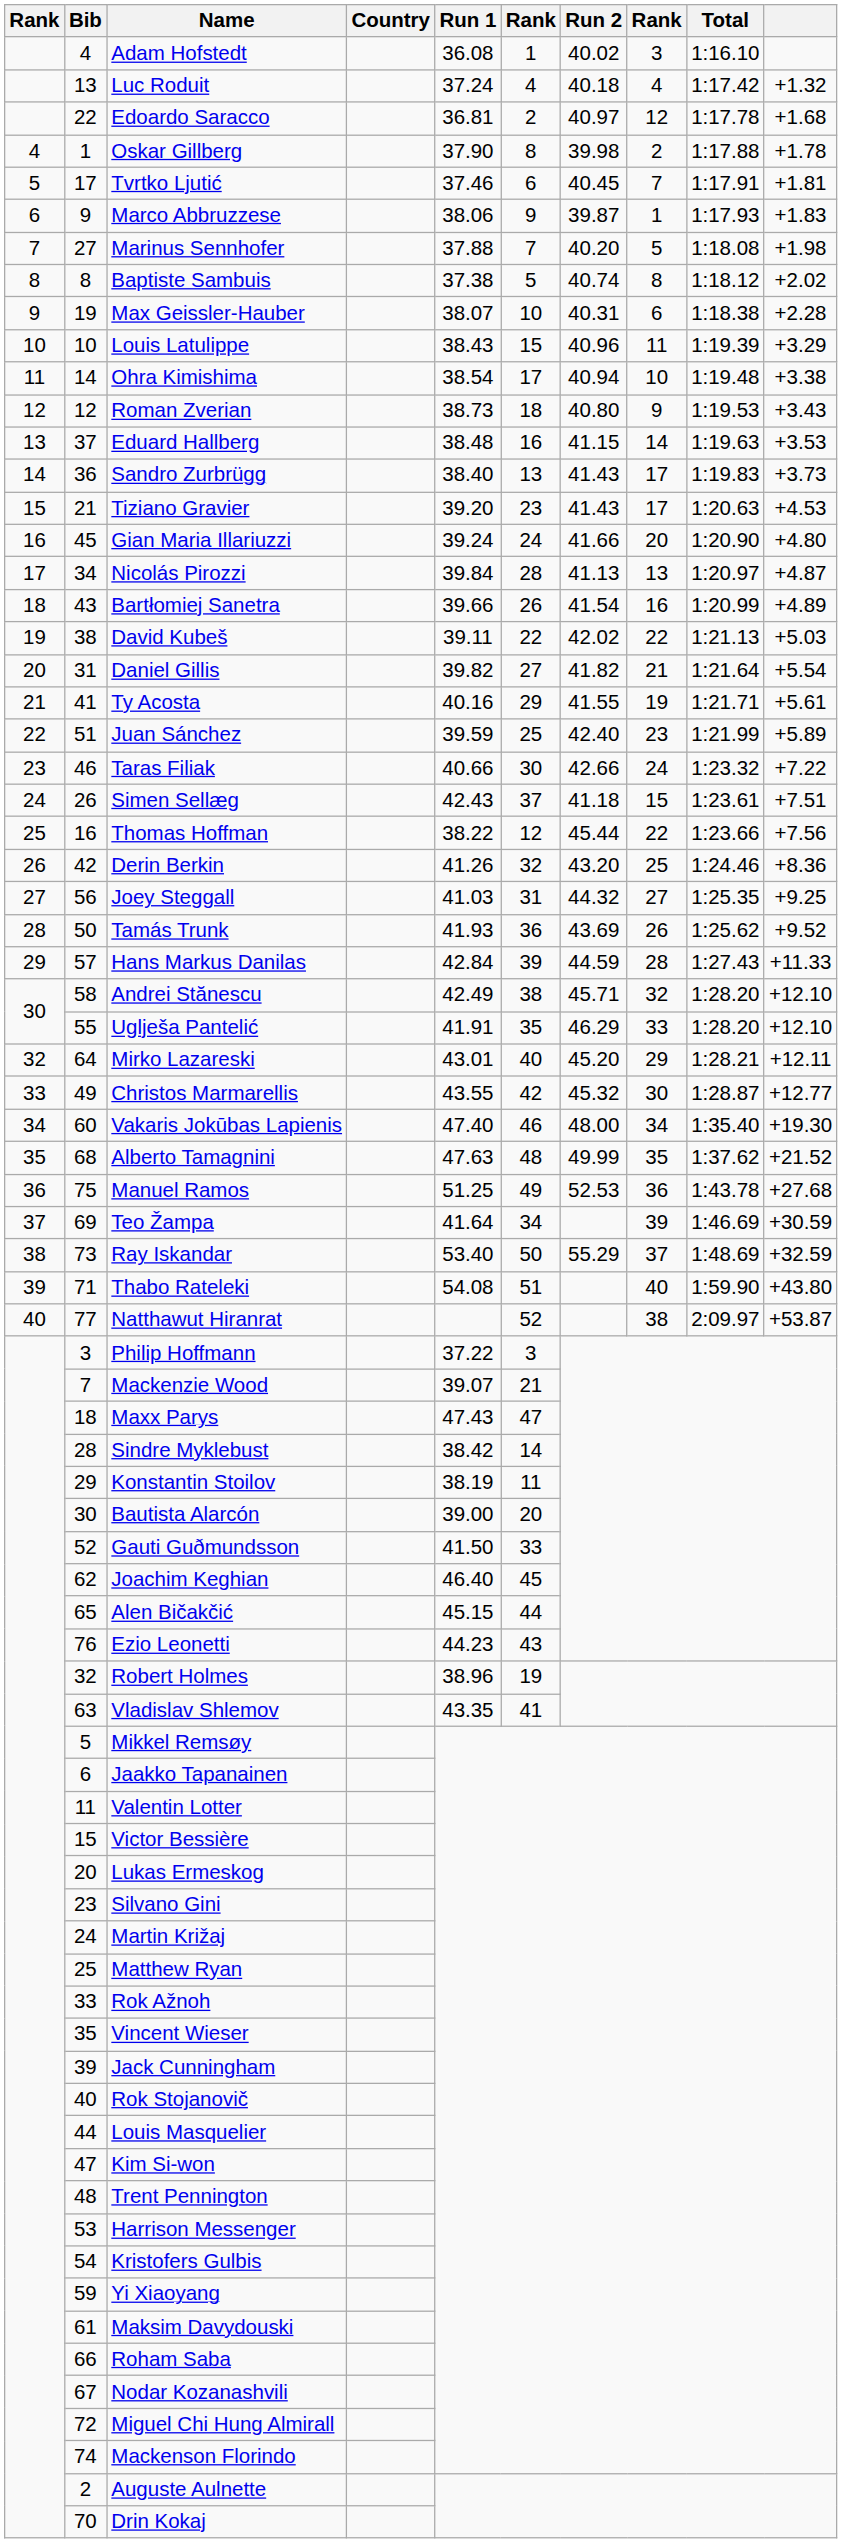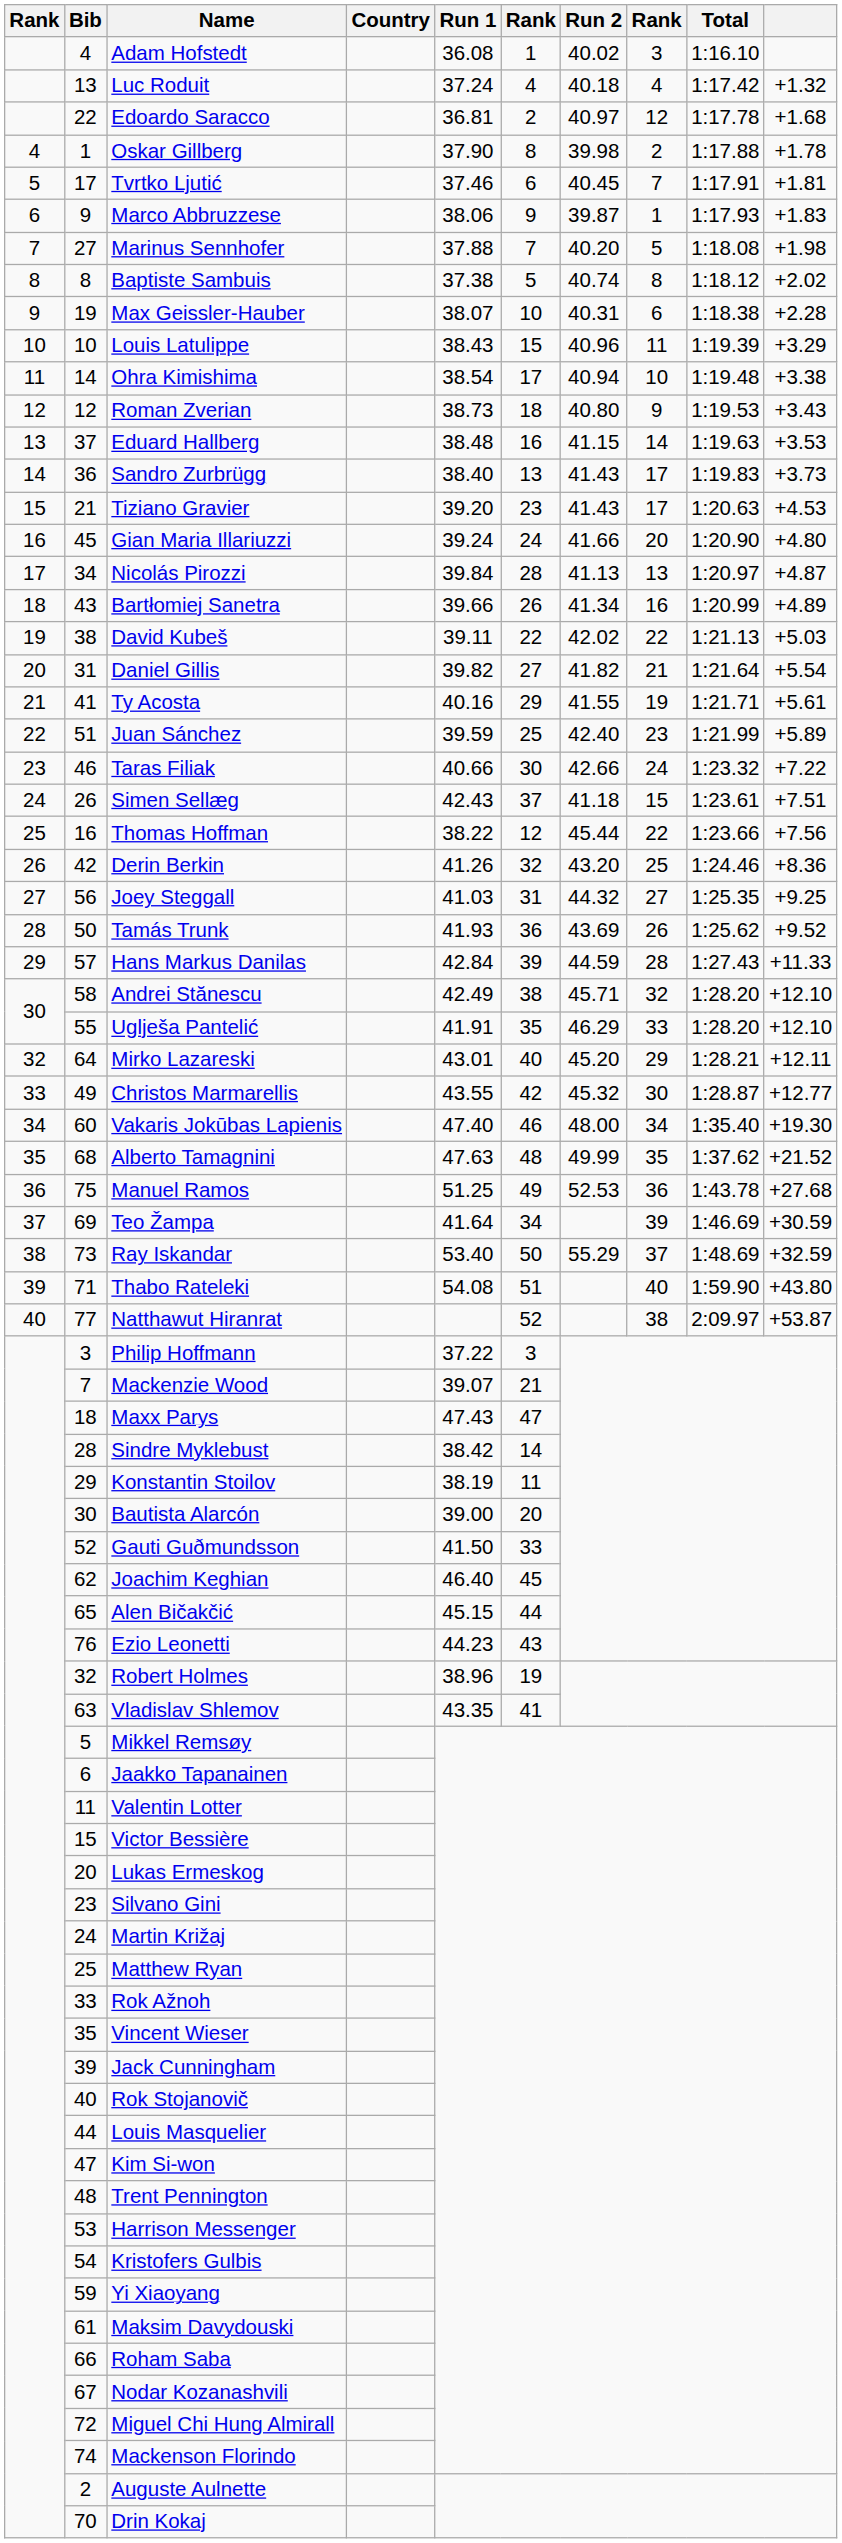(594, 605) 41.54 -> (594, 605) 41.34
